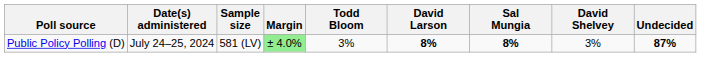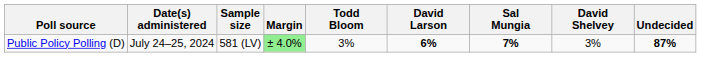(429, 43) 8% -> (429, 43) 6%
(511, 43) 8% -> (511, 43) 7%
